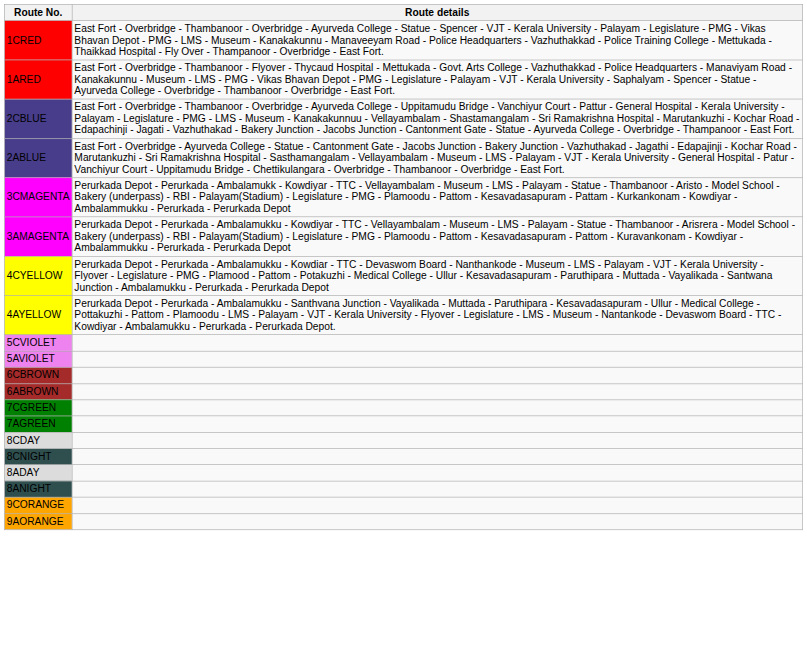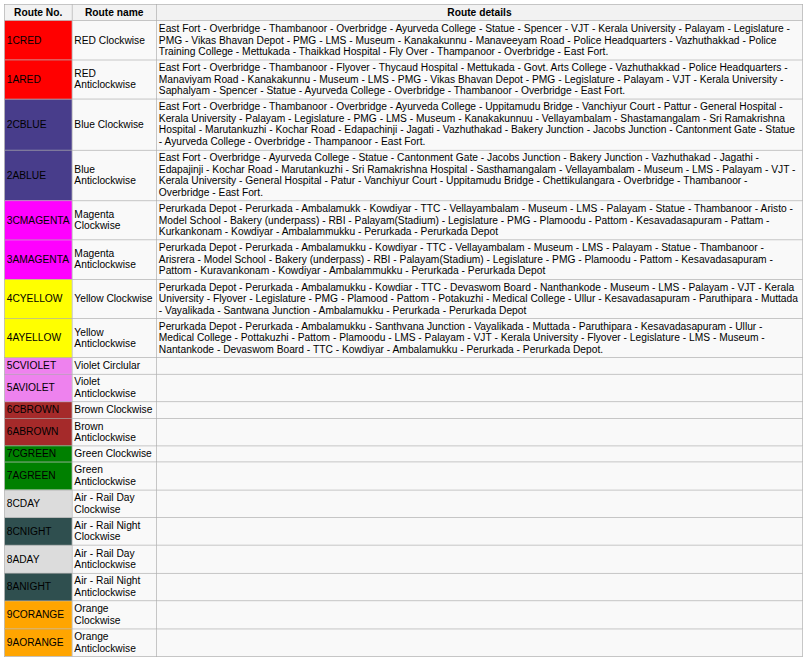+ column: (114, 12)
